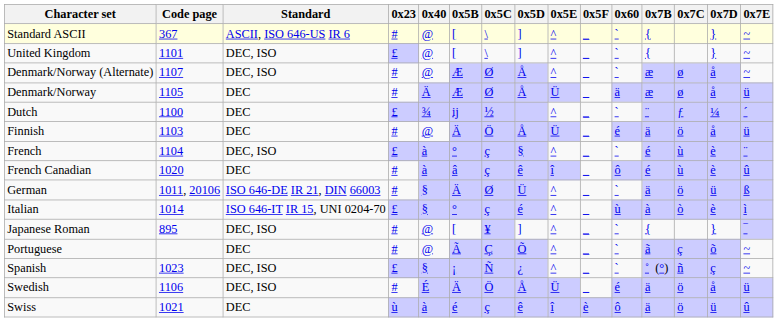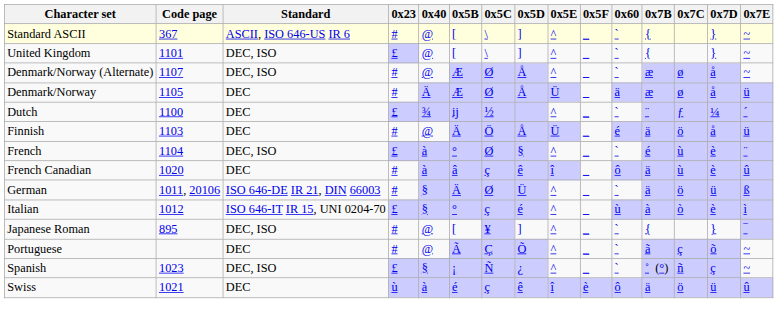(487, 151) ç -> (489, 151) Ø
(648, 170) é -> (648, 170) ä
(171, 209) 1014 -> (171, 209) 1012
- row: (28, 287)
